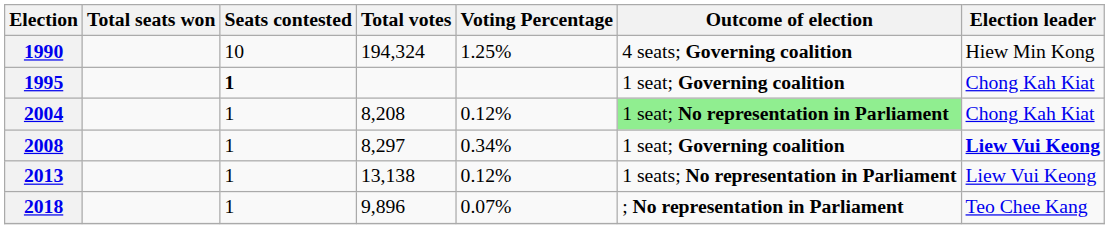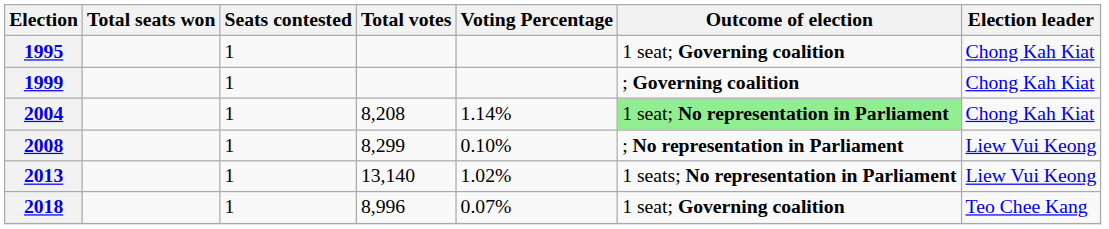- row: (44, 51)
(229, 82) bold -> (229, 51) normal
+ row: (44, 82)
(486, 113) 0.12% -> (486, 113) 1.14%
(383, 144) 8,297 -> (383, 144) 8,299
(486, 144) 0.34% -> (486, 144) 0.10%
(733, 144) 1 seat; Governing coalition -> (763, 144) ; No representation in Parliament
(1033, 144) bold -> (1031, 144) normal
(388, 176) 13,138 -> (388, 176) 13,140
(486, 176) 0.12% -> (486, 176) 1.02%
(383, 207) 9,896 -> (383, 207) 8,996
(763, 207) ; No representation in Parliament -> (733, 207) 1 seat; Governing coalition
